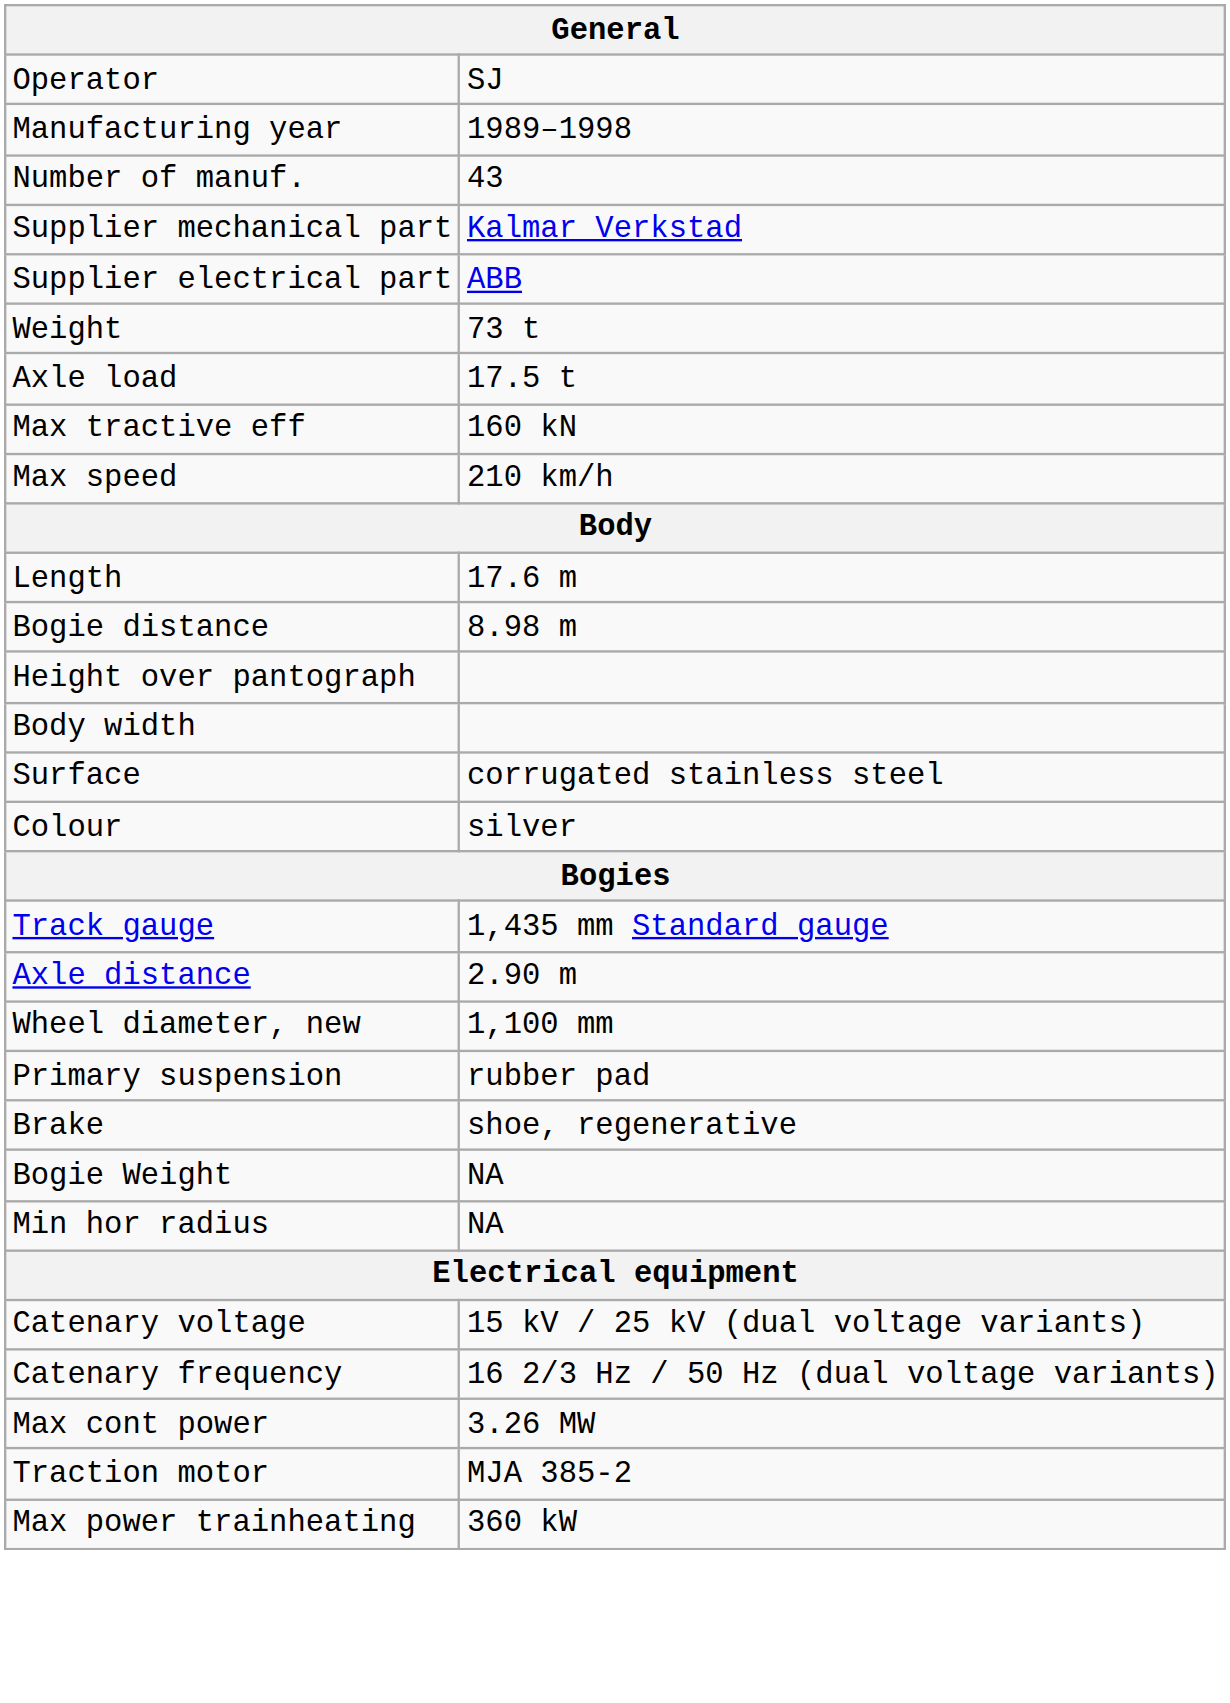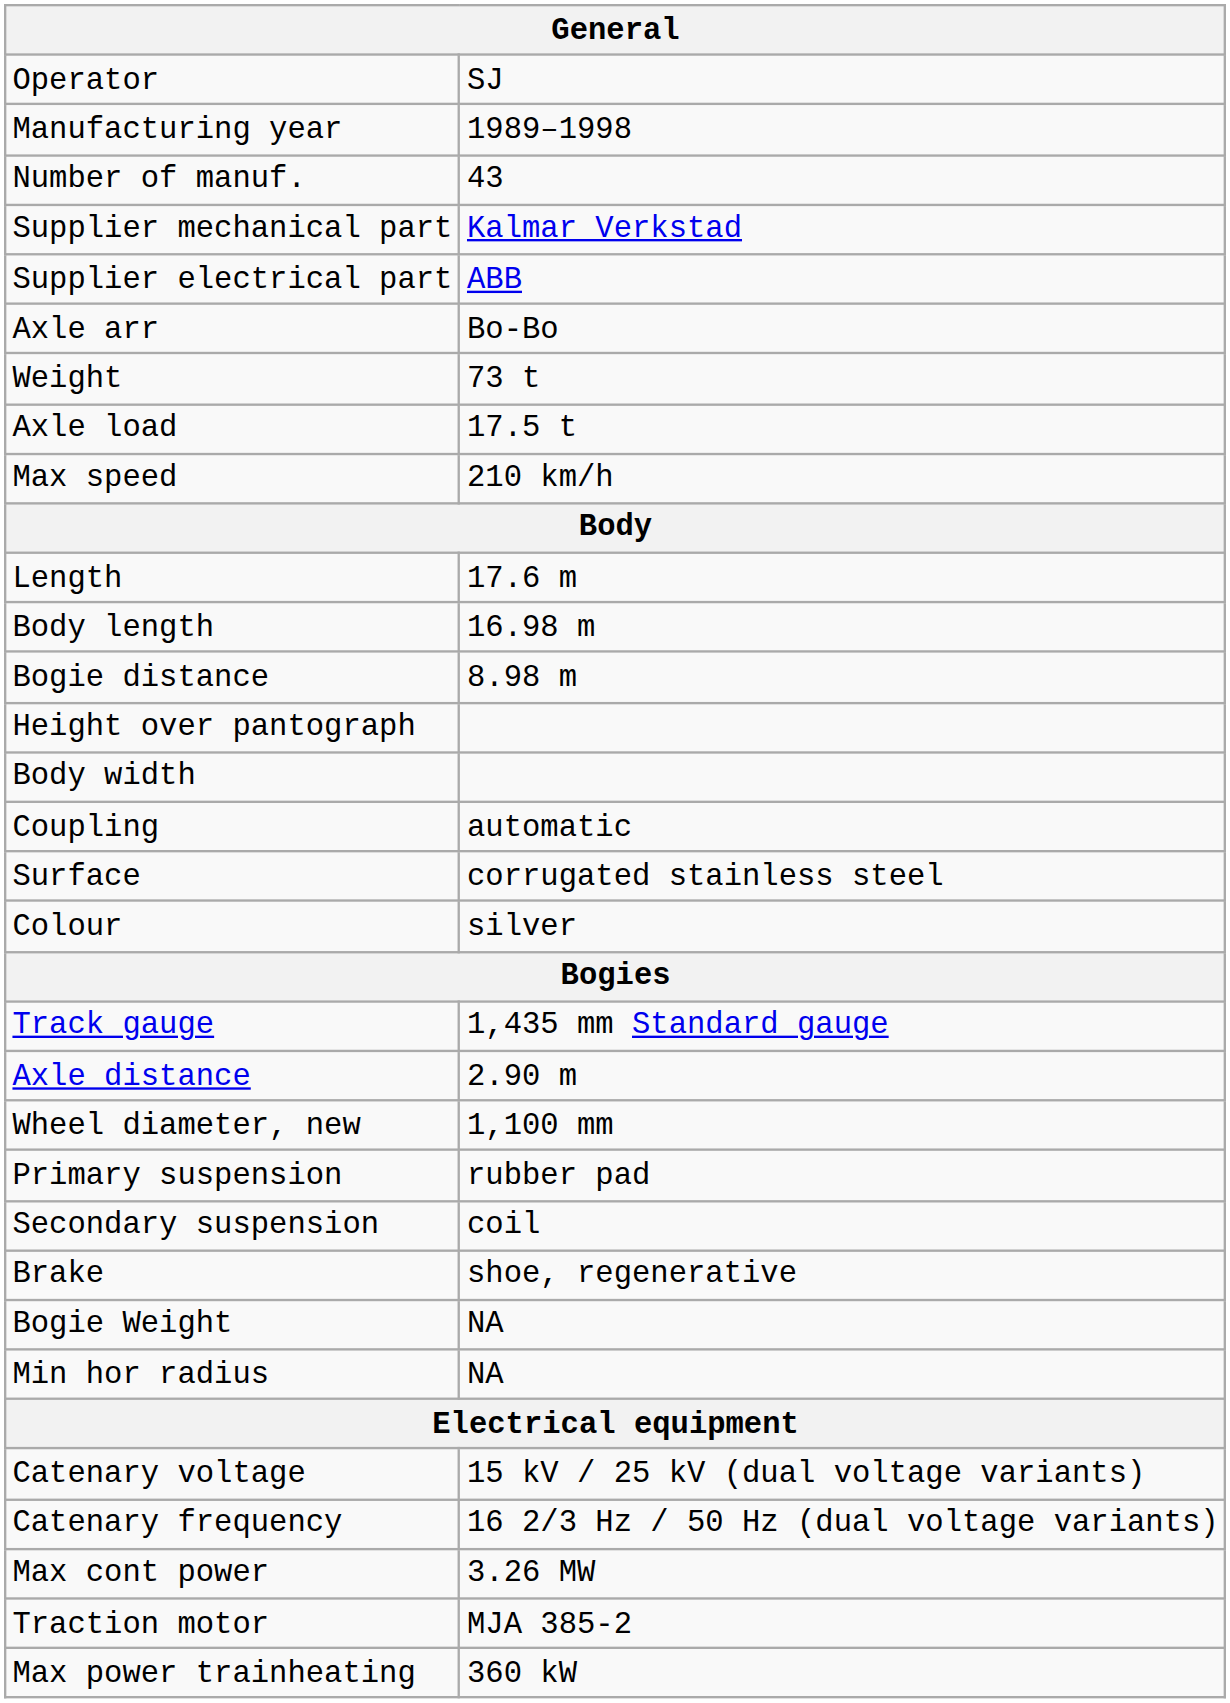+ row: (86, 329)
- row: (159, 428)
+ row: (113, 628)
+ row: (86, 827)
+ row: (196, 1225)
